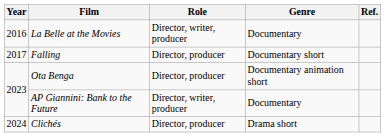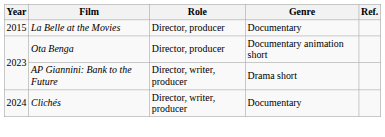(17, 33) 2016 -> (17, 28) 2015
(183, 33) Director, writer, producer -> (188, 28) Director, producer
- row: (46, 54)
(275, 103) Documentary -> (272, 76) Drama short
(188, 124) Director, producer -> (183, 103) Director, writer, producer
(272, 124) Drama short -> (275, 103) Documentary
